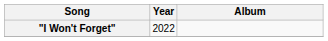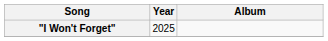(164, 28) 2022 -> (164, 28) 2025
